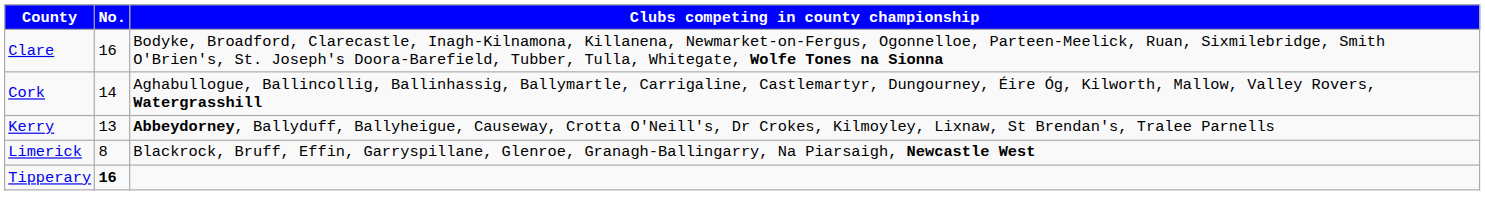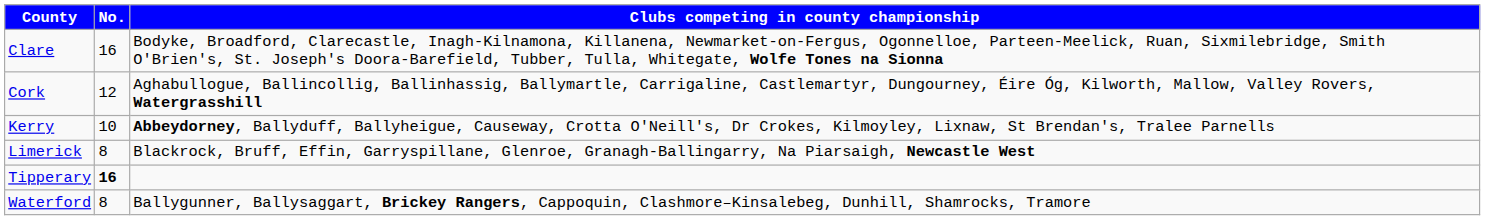(108, 94) 14 -> (108, 94) 12
(108, 127) 13 -> (108, 127) 10
+ row: (50, 202)
